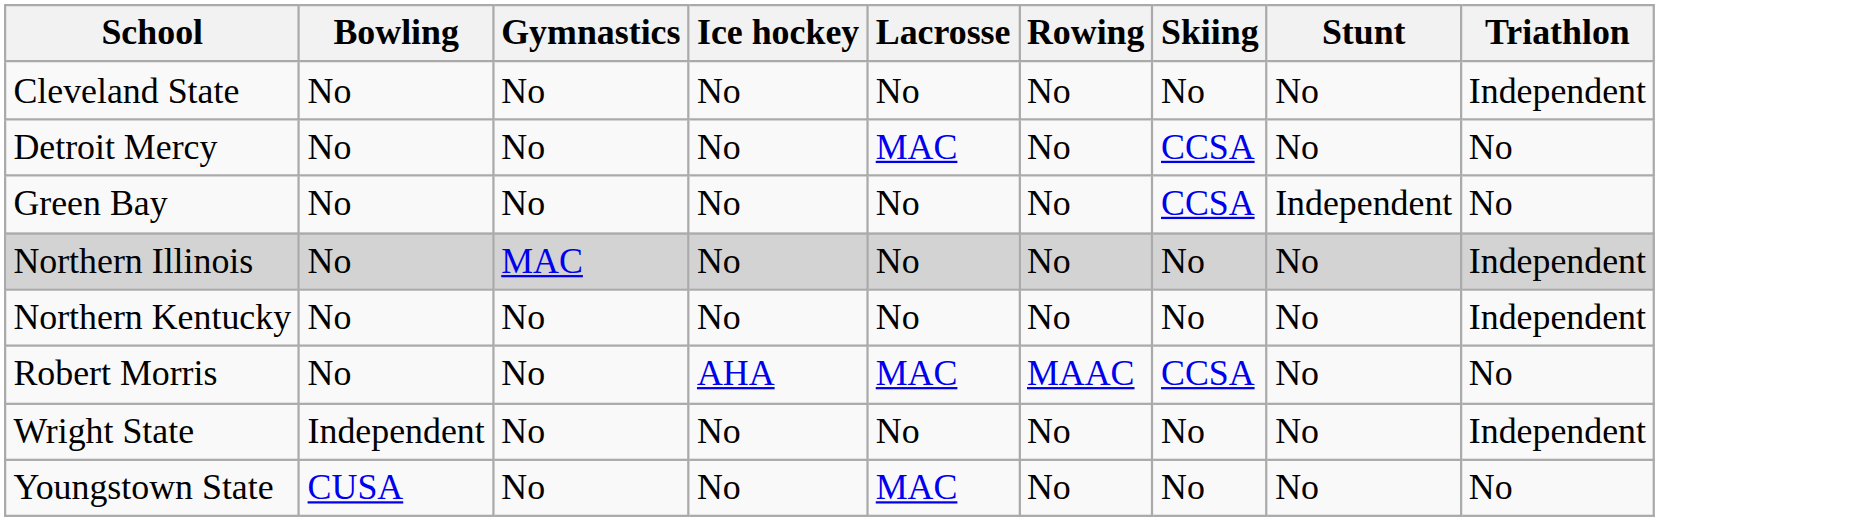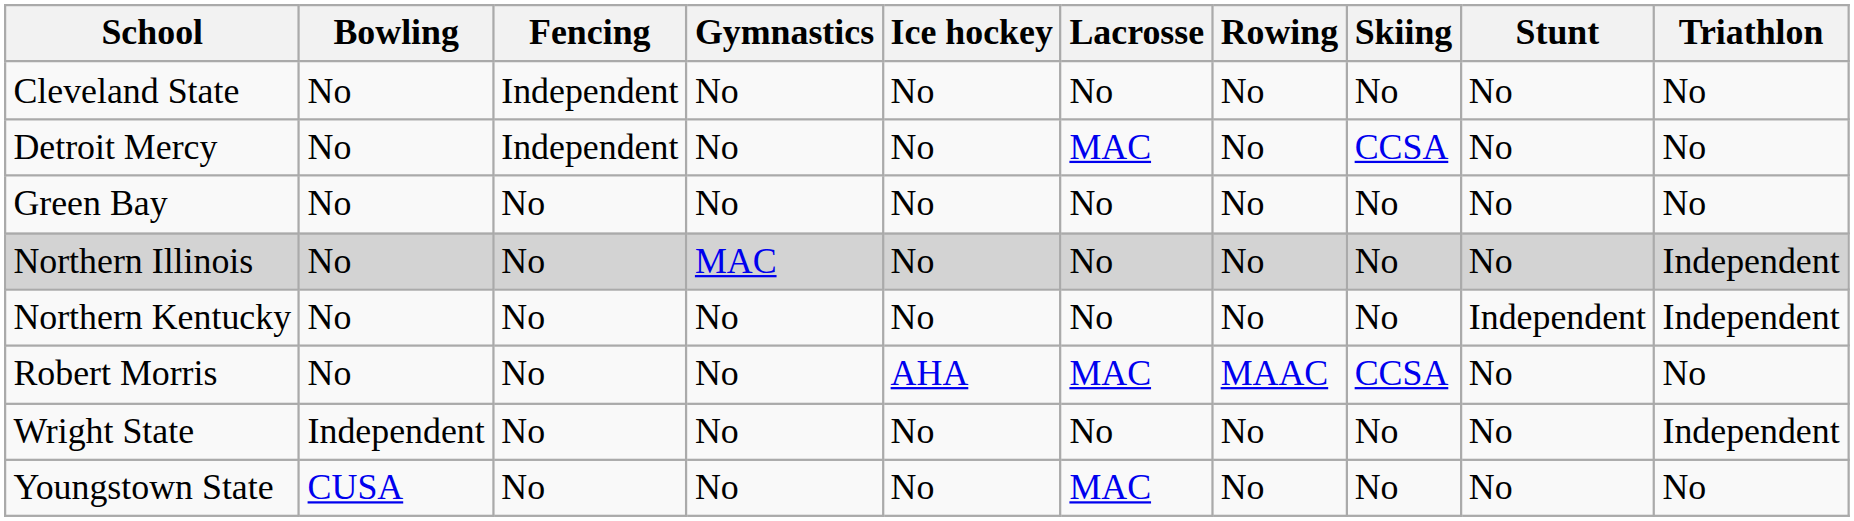+ column: (590, 32)
(1557, 89) Independent -> (1684, 89) No
(1208, 203) CCSA -> (1377, 203) No
(1364, 203) Independent -> (1491, 203) No
(1297, 317) No -> (1557, 317) Independent
